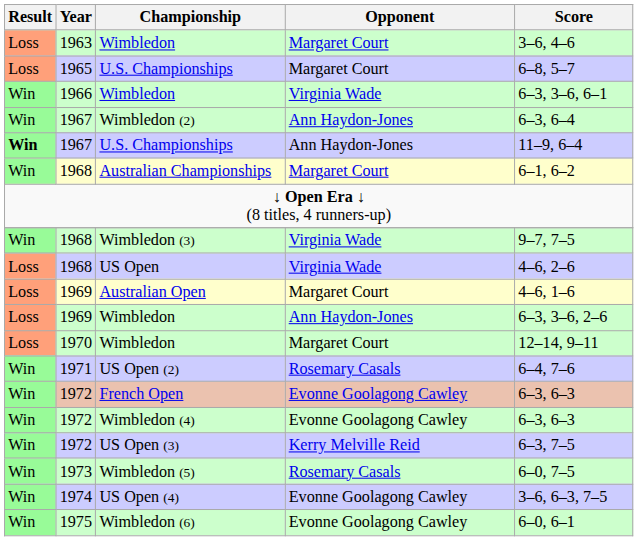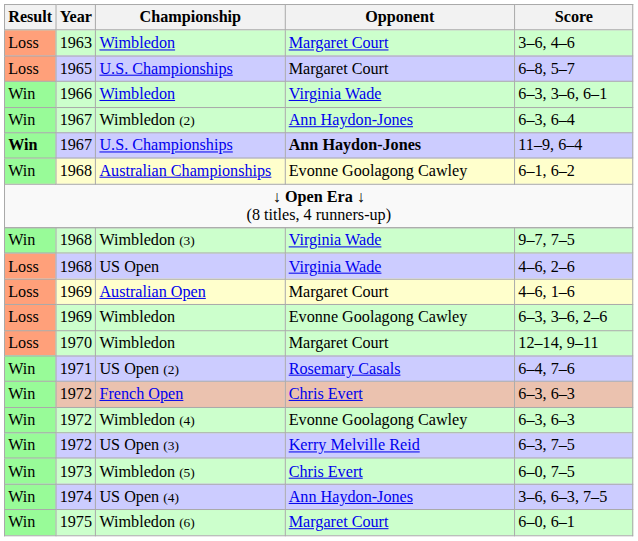(351, 145) normal -> (355, 145) bold
(339, 171) Margaret Court -> (378, 171) Evonne Goolagong Cawley
(351, 317) Ann Haydon-Jones -> (378, 317) Evonne Goolagong Cawley
(378, 394) Evonne Goolagong Cawley -> (326, 394) Chris Evert
(345, 471) Rosemary Casals -> (326, 471) Chris Evert
(378, 496) Evonne Goolagong Cawley -> (351, 496) Ann Haydon-Jones
(378, 522) Evonne Goolagong Cawley -> (339, 522) Margaret Court
